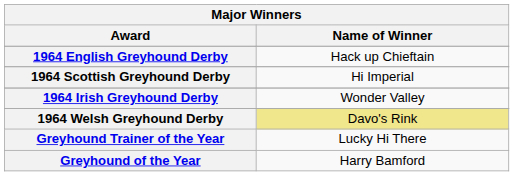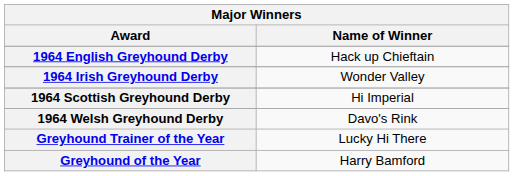rows swapped: (130, 98) <-> (130, 77)
(382, 118) khaki background -> (382, 118) no background
